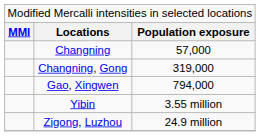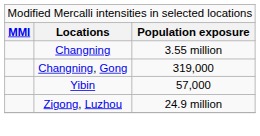(193, 50) 57,000 -> (193, 50) 3.55 million
- row: (83, 86)
(193, 104) 3.55 million -> (193, 86) 57,000
